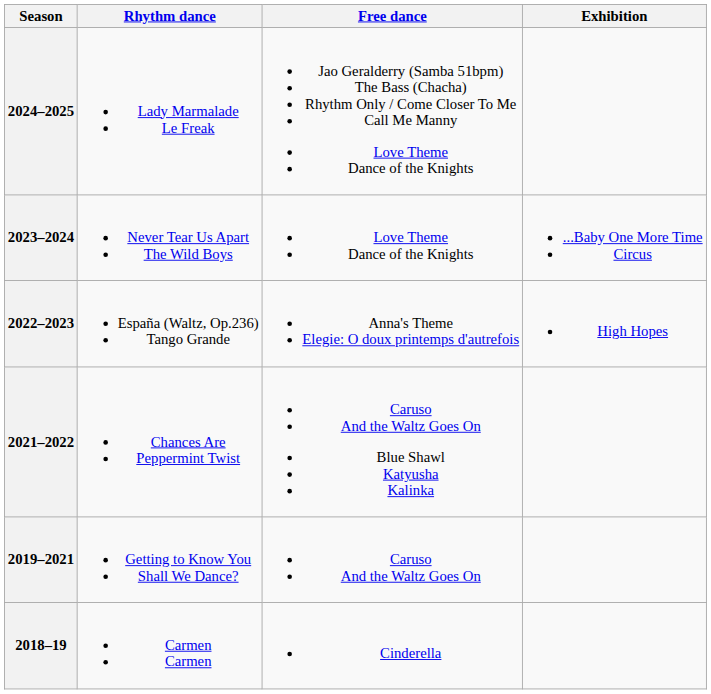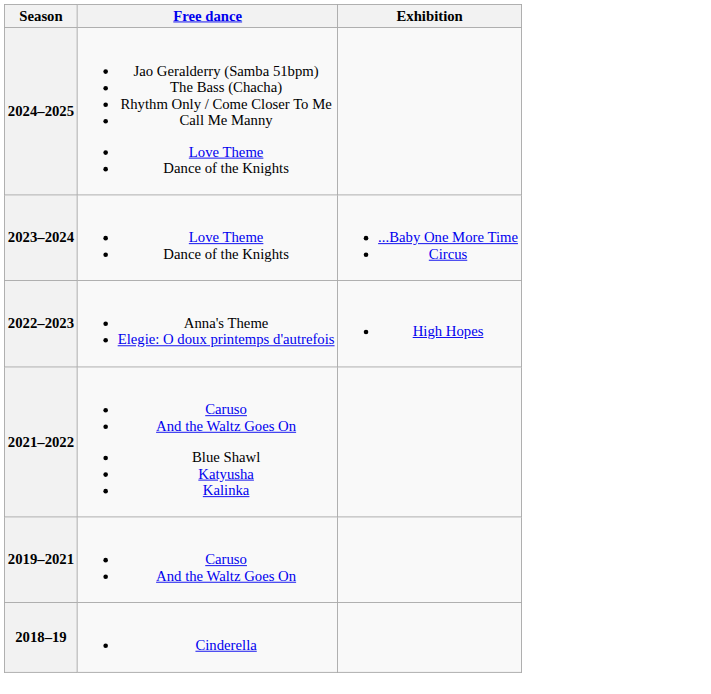- column: (170, 16)
